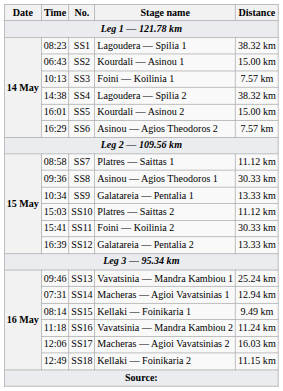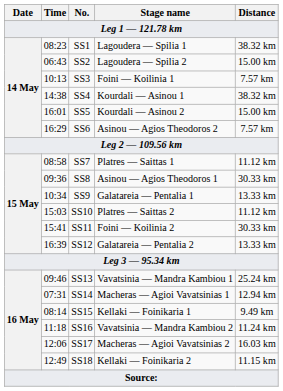(141, 62) Kourdali — Asinou 1 -> (142, 62) Lagoudera — Spilia 2
(142, 95) Lagoudera — Spilia 2 -> (141, 95) Kourdali — Asinou 1
